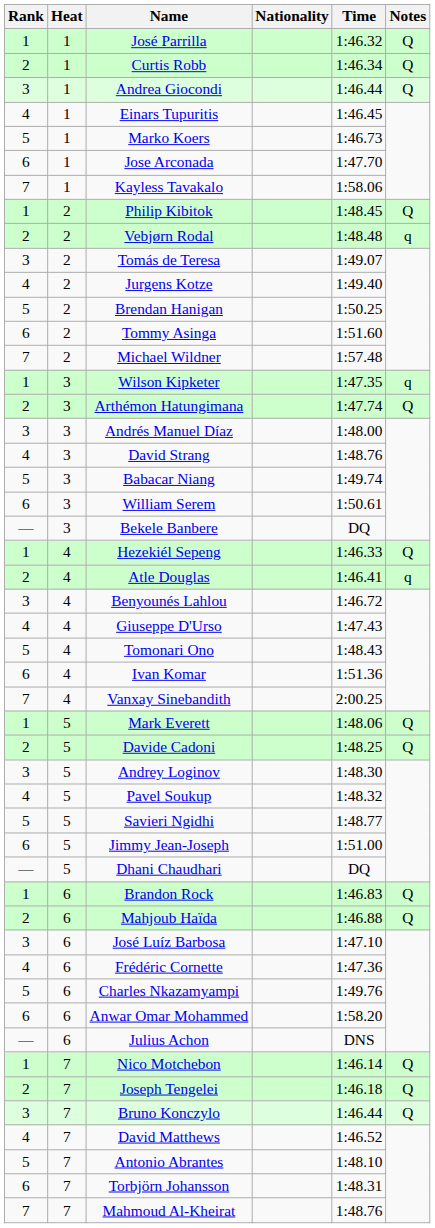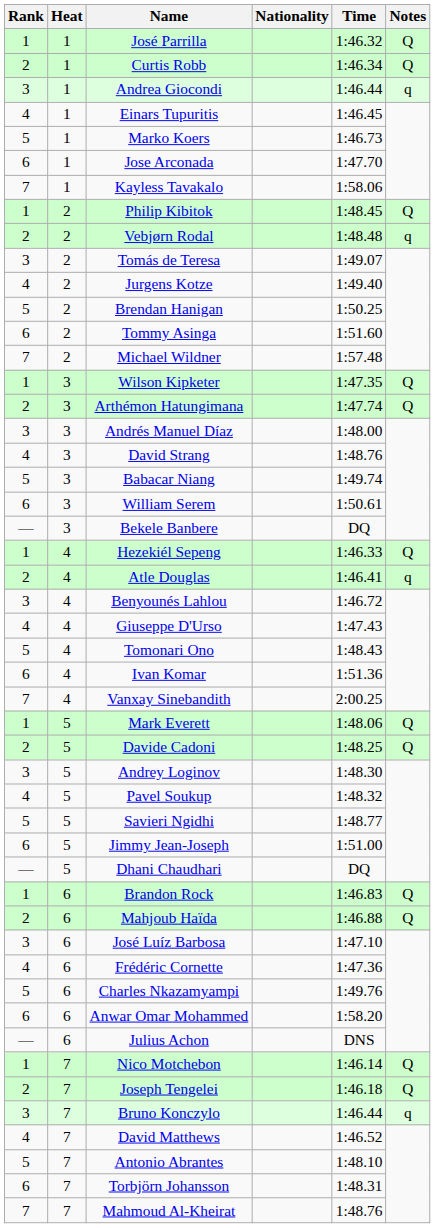(408, 89) Q -> (408, 89) q
(408, 382) q -> (408, 382) Q
(408, 1112) Q -> (408, 1112) q
